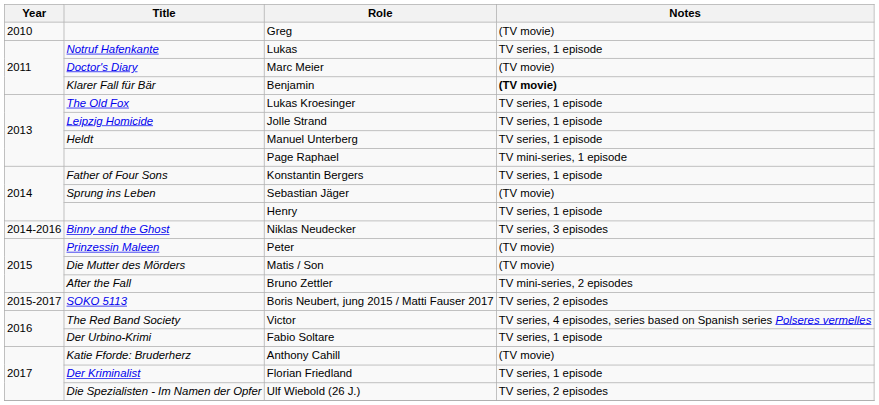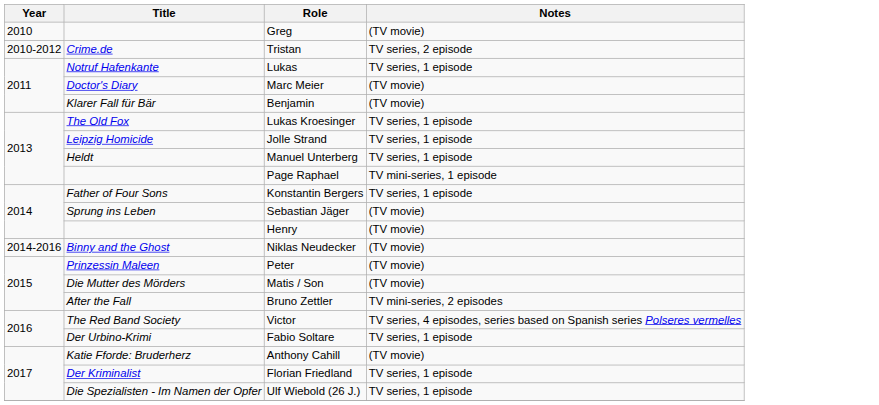+ row: (284, 49)
(528, 85) bold -> (396, 103) normal
(551, 211) TV series, 1 episode -> (396, 229) (TV movie)
(553, 229) TV series, 3 episodes -> (396, 247) (TV movie)
- row: (380, 301)
(553, 391) TV series, 2 episodes -> (420, 391) TV series, 1 episode
